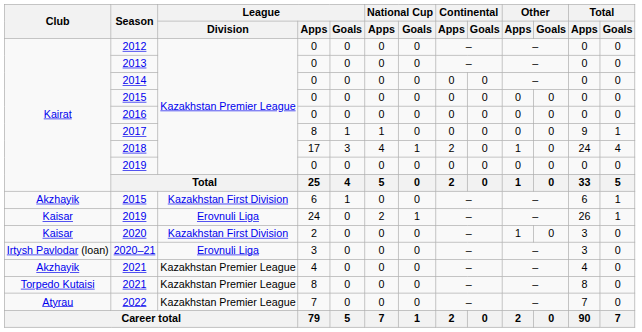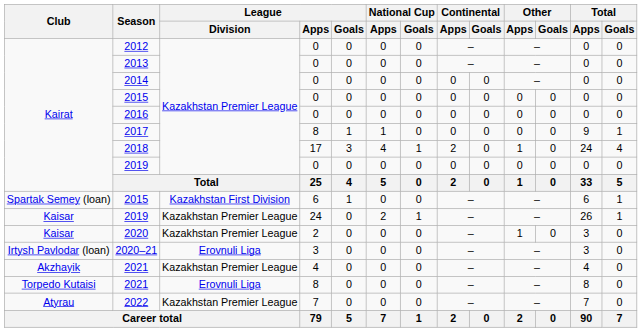(58, 200) Akzhayik -> (59, 200) Spartak Semey (loan)
(228, 217) Erovnuli Liga -> (230, 217) Kazakhstan Premier League
(228, 234) Kazakhstan First Division -> (230, 234) Kazakhstan Premier League
(228, 285) Kazakhstan Premier League -> (230, 285) Erovnuli Liga
